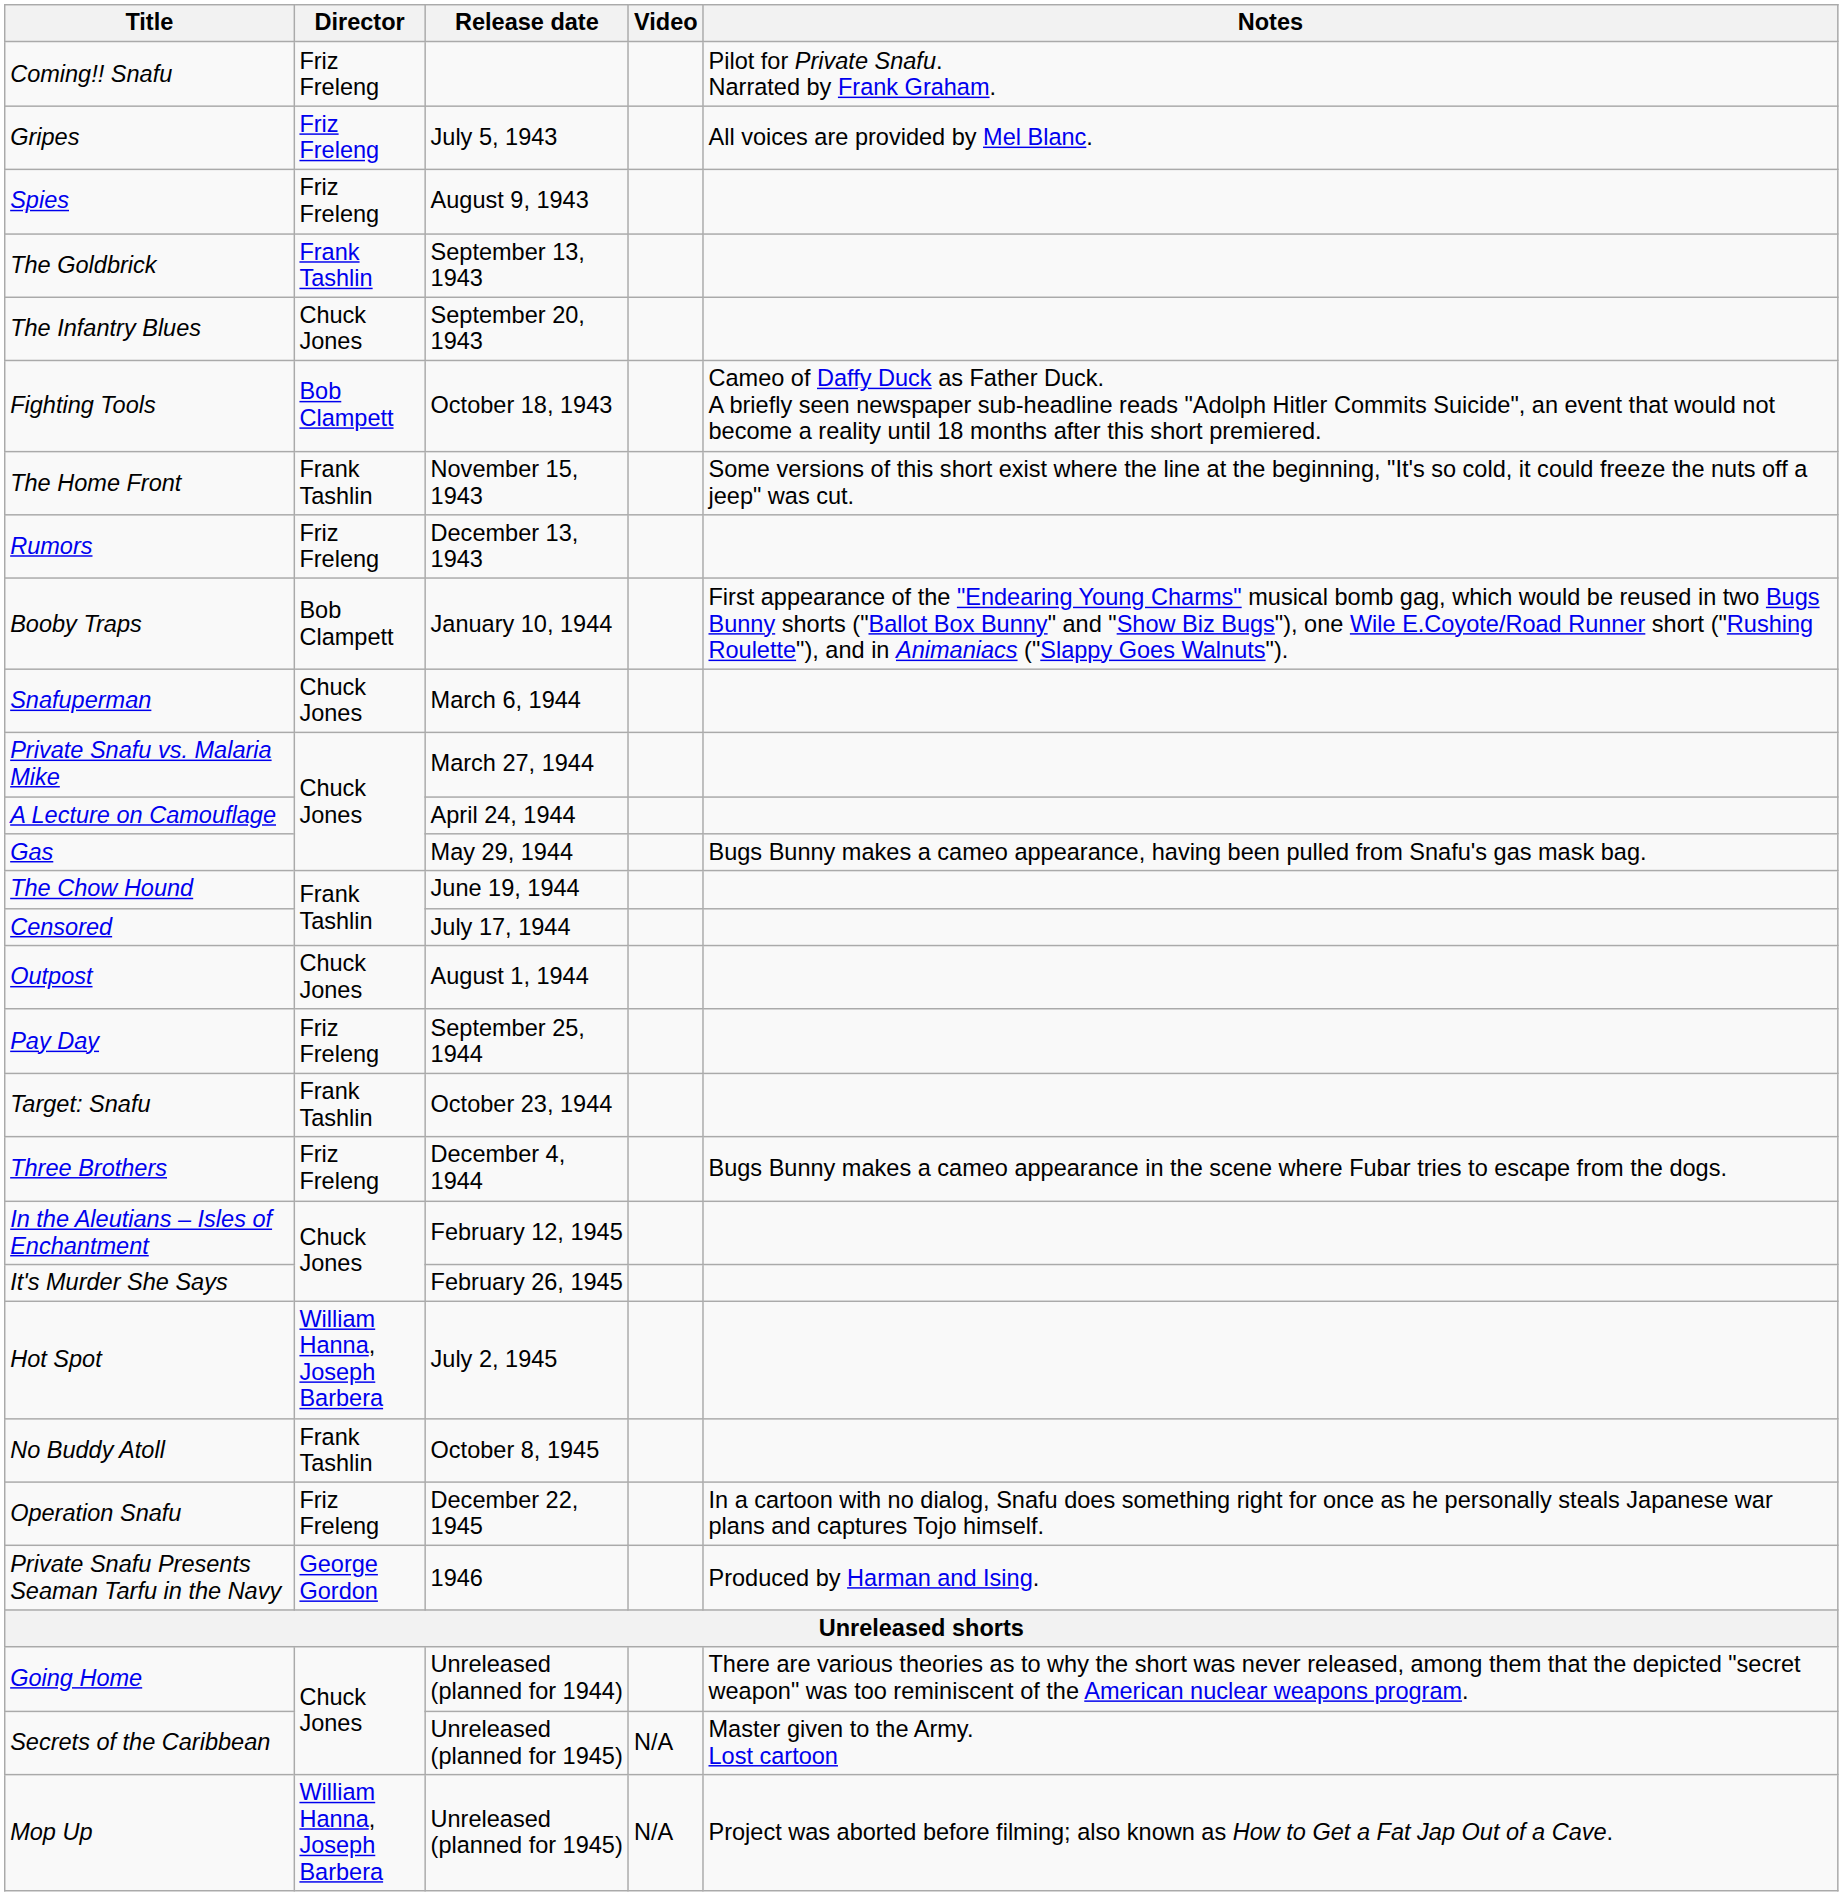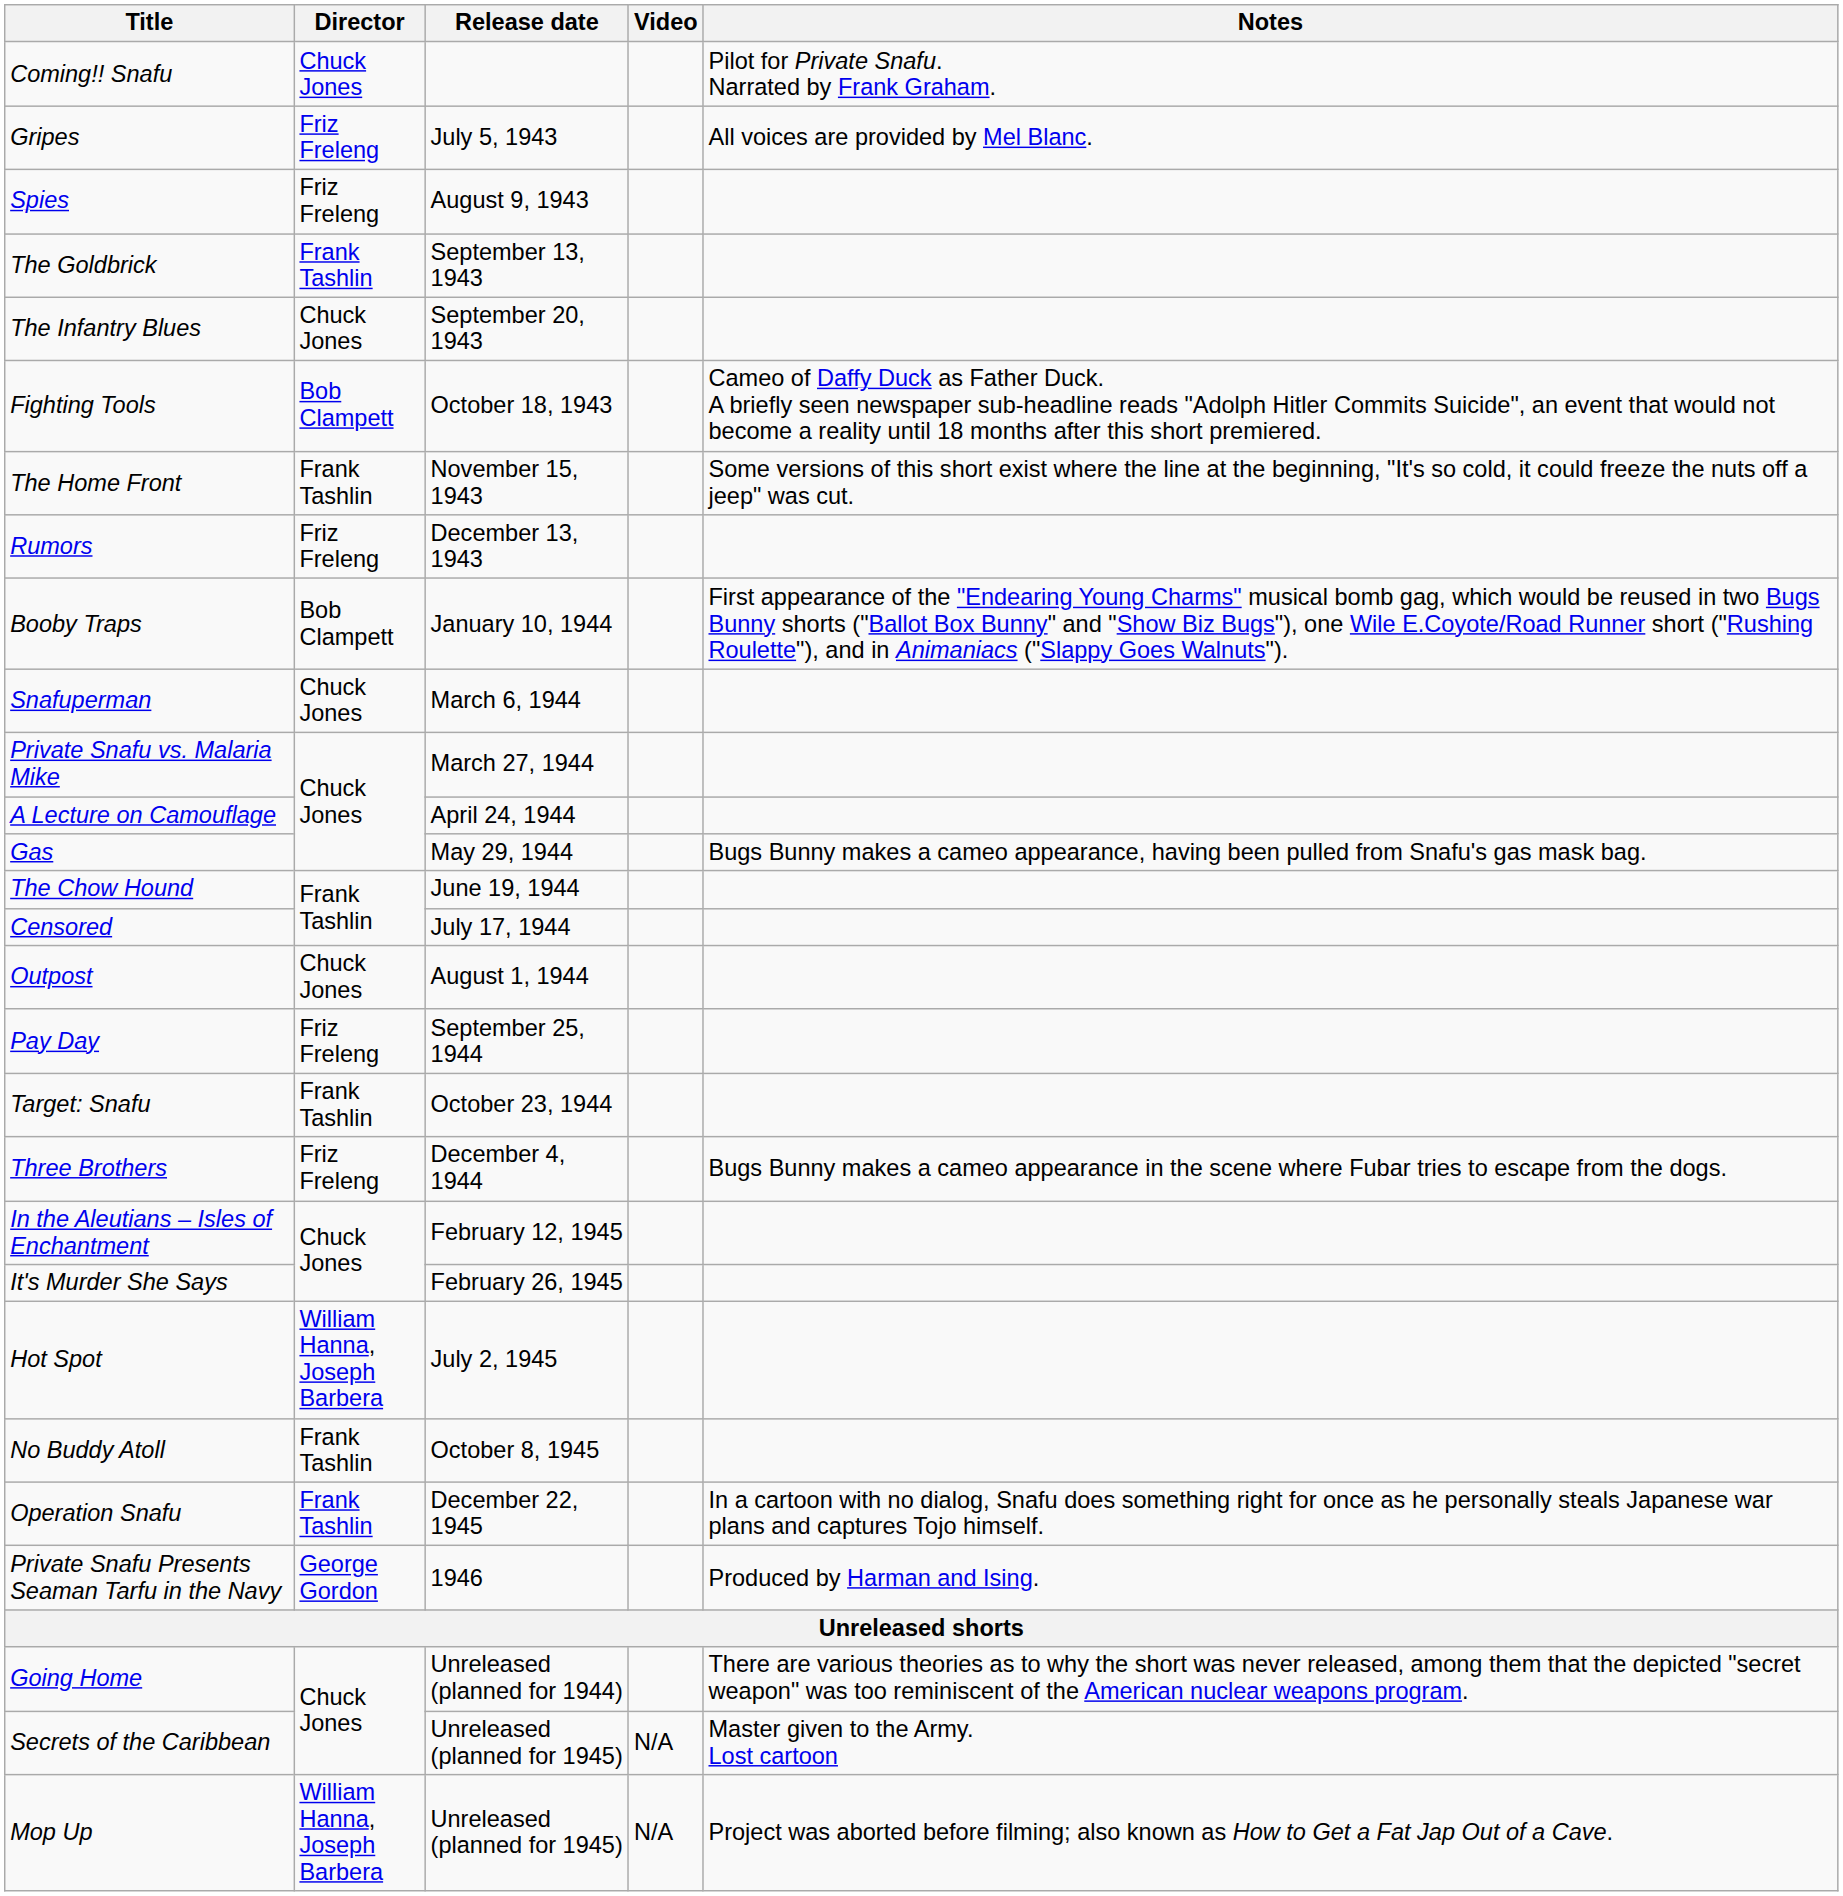(339, 73) Friz Freleng -> (333, 73) Chuck Jones
(339, 1513) Friz Freleng -> (336, 1513) Frank Tashlin
